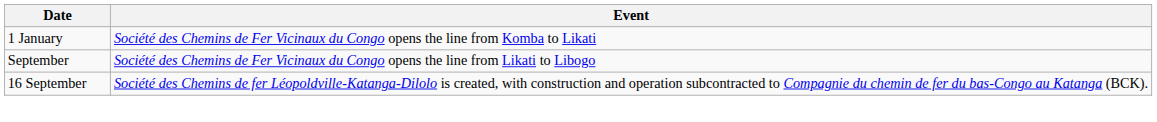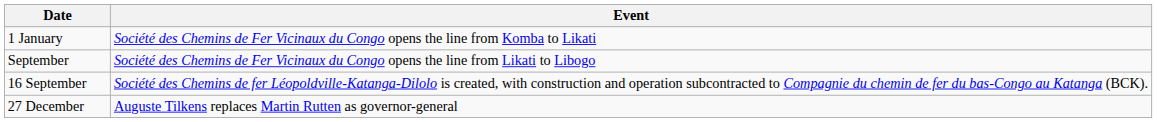+ row: (46, 106)
